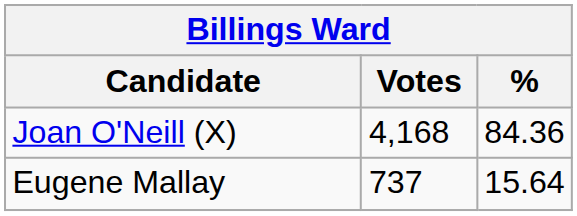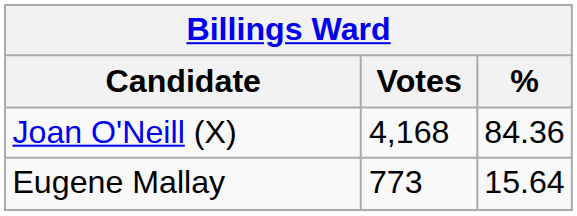(396, 183) 737 -> (396, 183) 773
